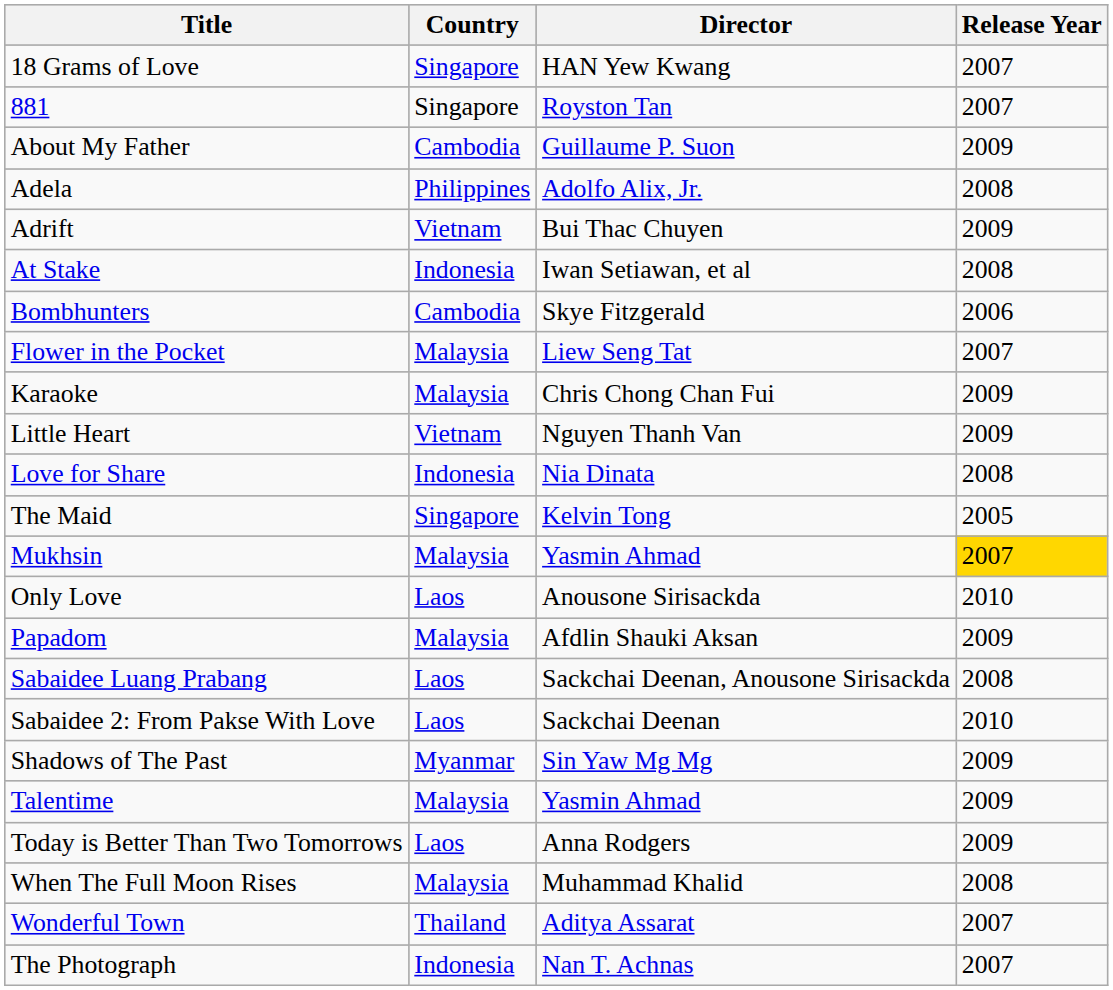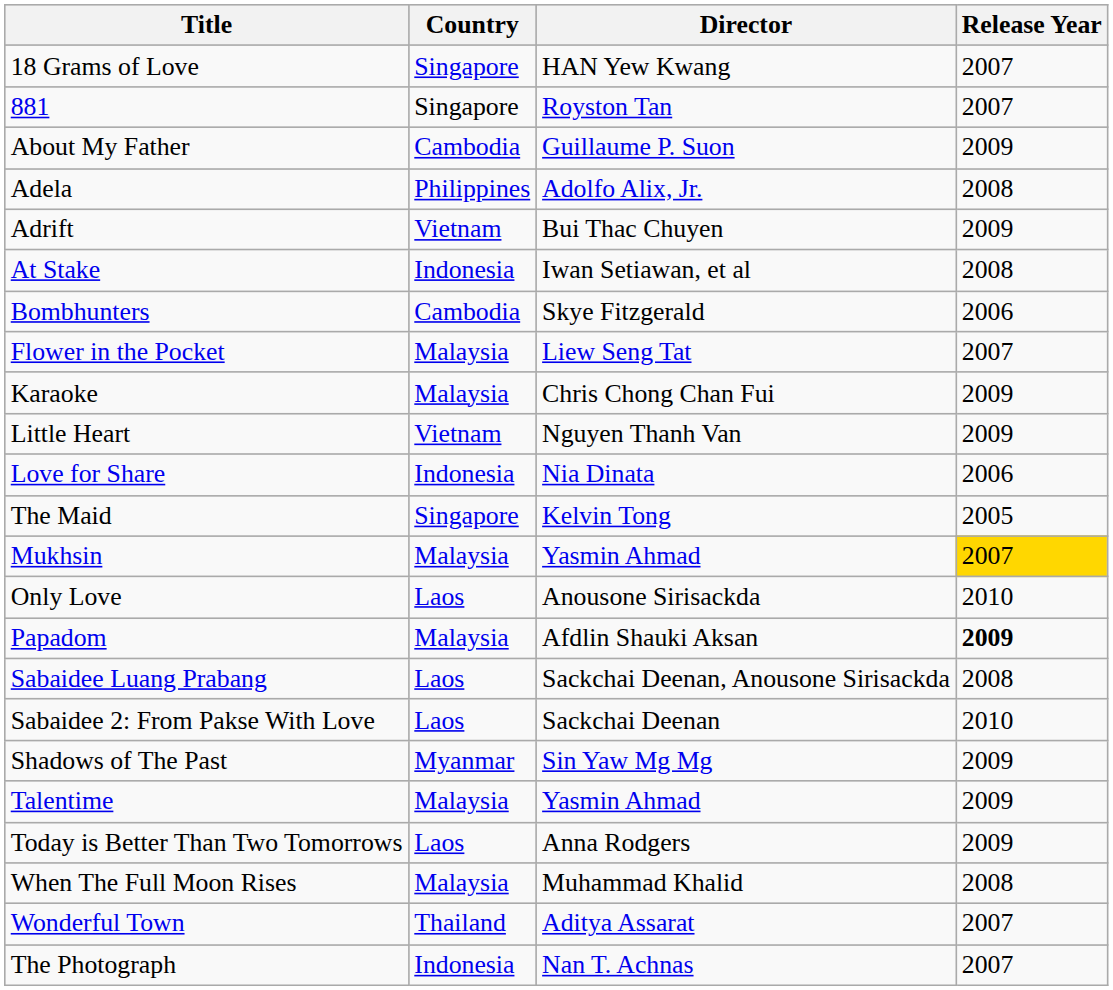(988, 474) 2008 -> (988, 474) 2006
(988, 637) normal -> (988, 637) bold
